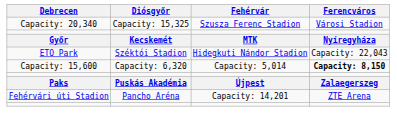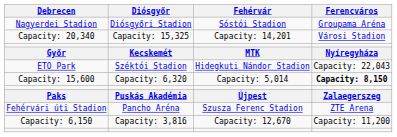+ row: (56, 24)
(250, 24) Szusza Ferenc Stadion -> (253, 37) Capacity: 14,201
(250, 96) Capacity: 14,201 -> (253, 109) Szusza Ferenc Stadion
+ row: (56, 122)
